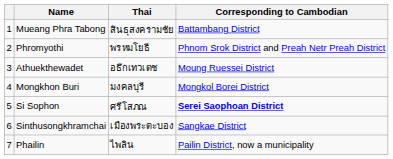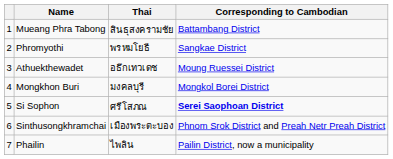(282, 49) Phnom Srok District and Preah Netr Preah District -> (212, 49) Sangkae District
(212, 126) Sangkae District -> (282, 126) Phnom Srok District and Preah Netr Preah District
